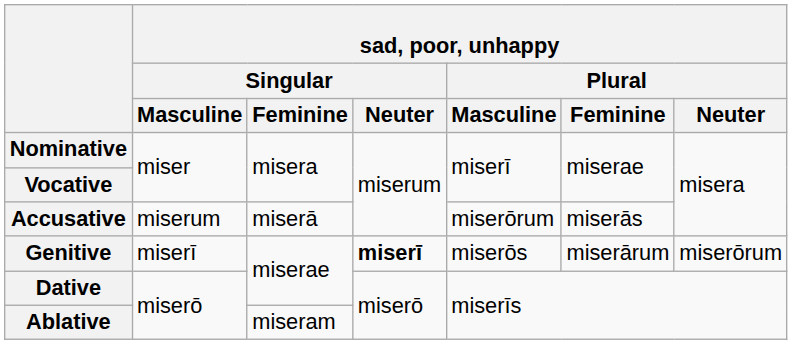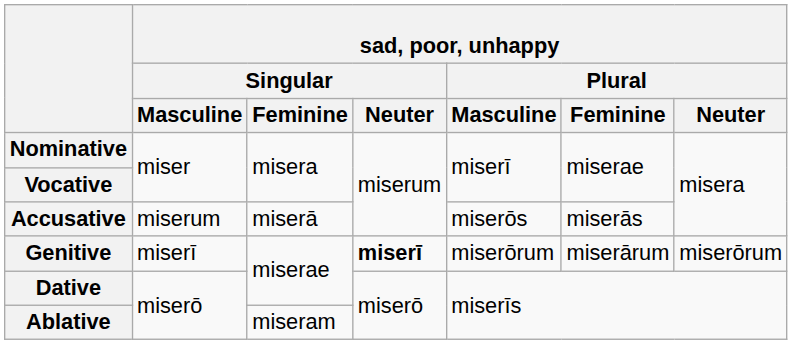(503, 218) miserōrum -> (489, 218) miserōs
(489, 253) miserōs -> (503, 253) miserōrum
